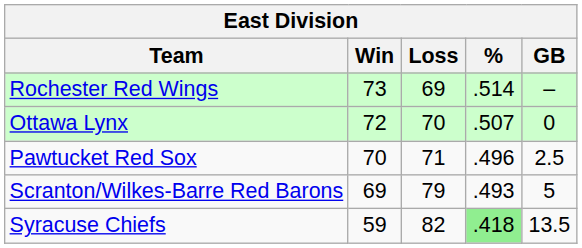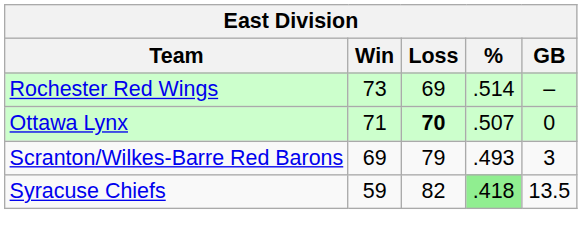(375, 123) 72 -> (375, 123) 71
(433, 123) normal -> (433, 123) bold
- row: (103, 157)
(549, 191) 5 -> (549, 157) 3
